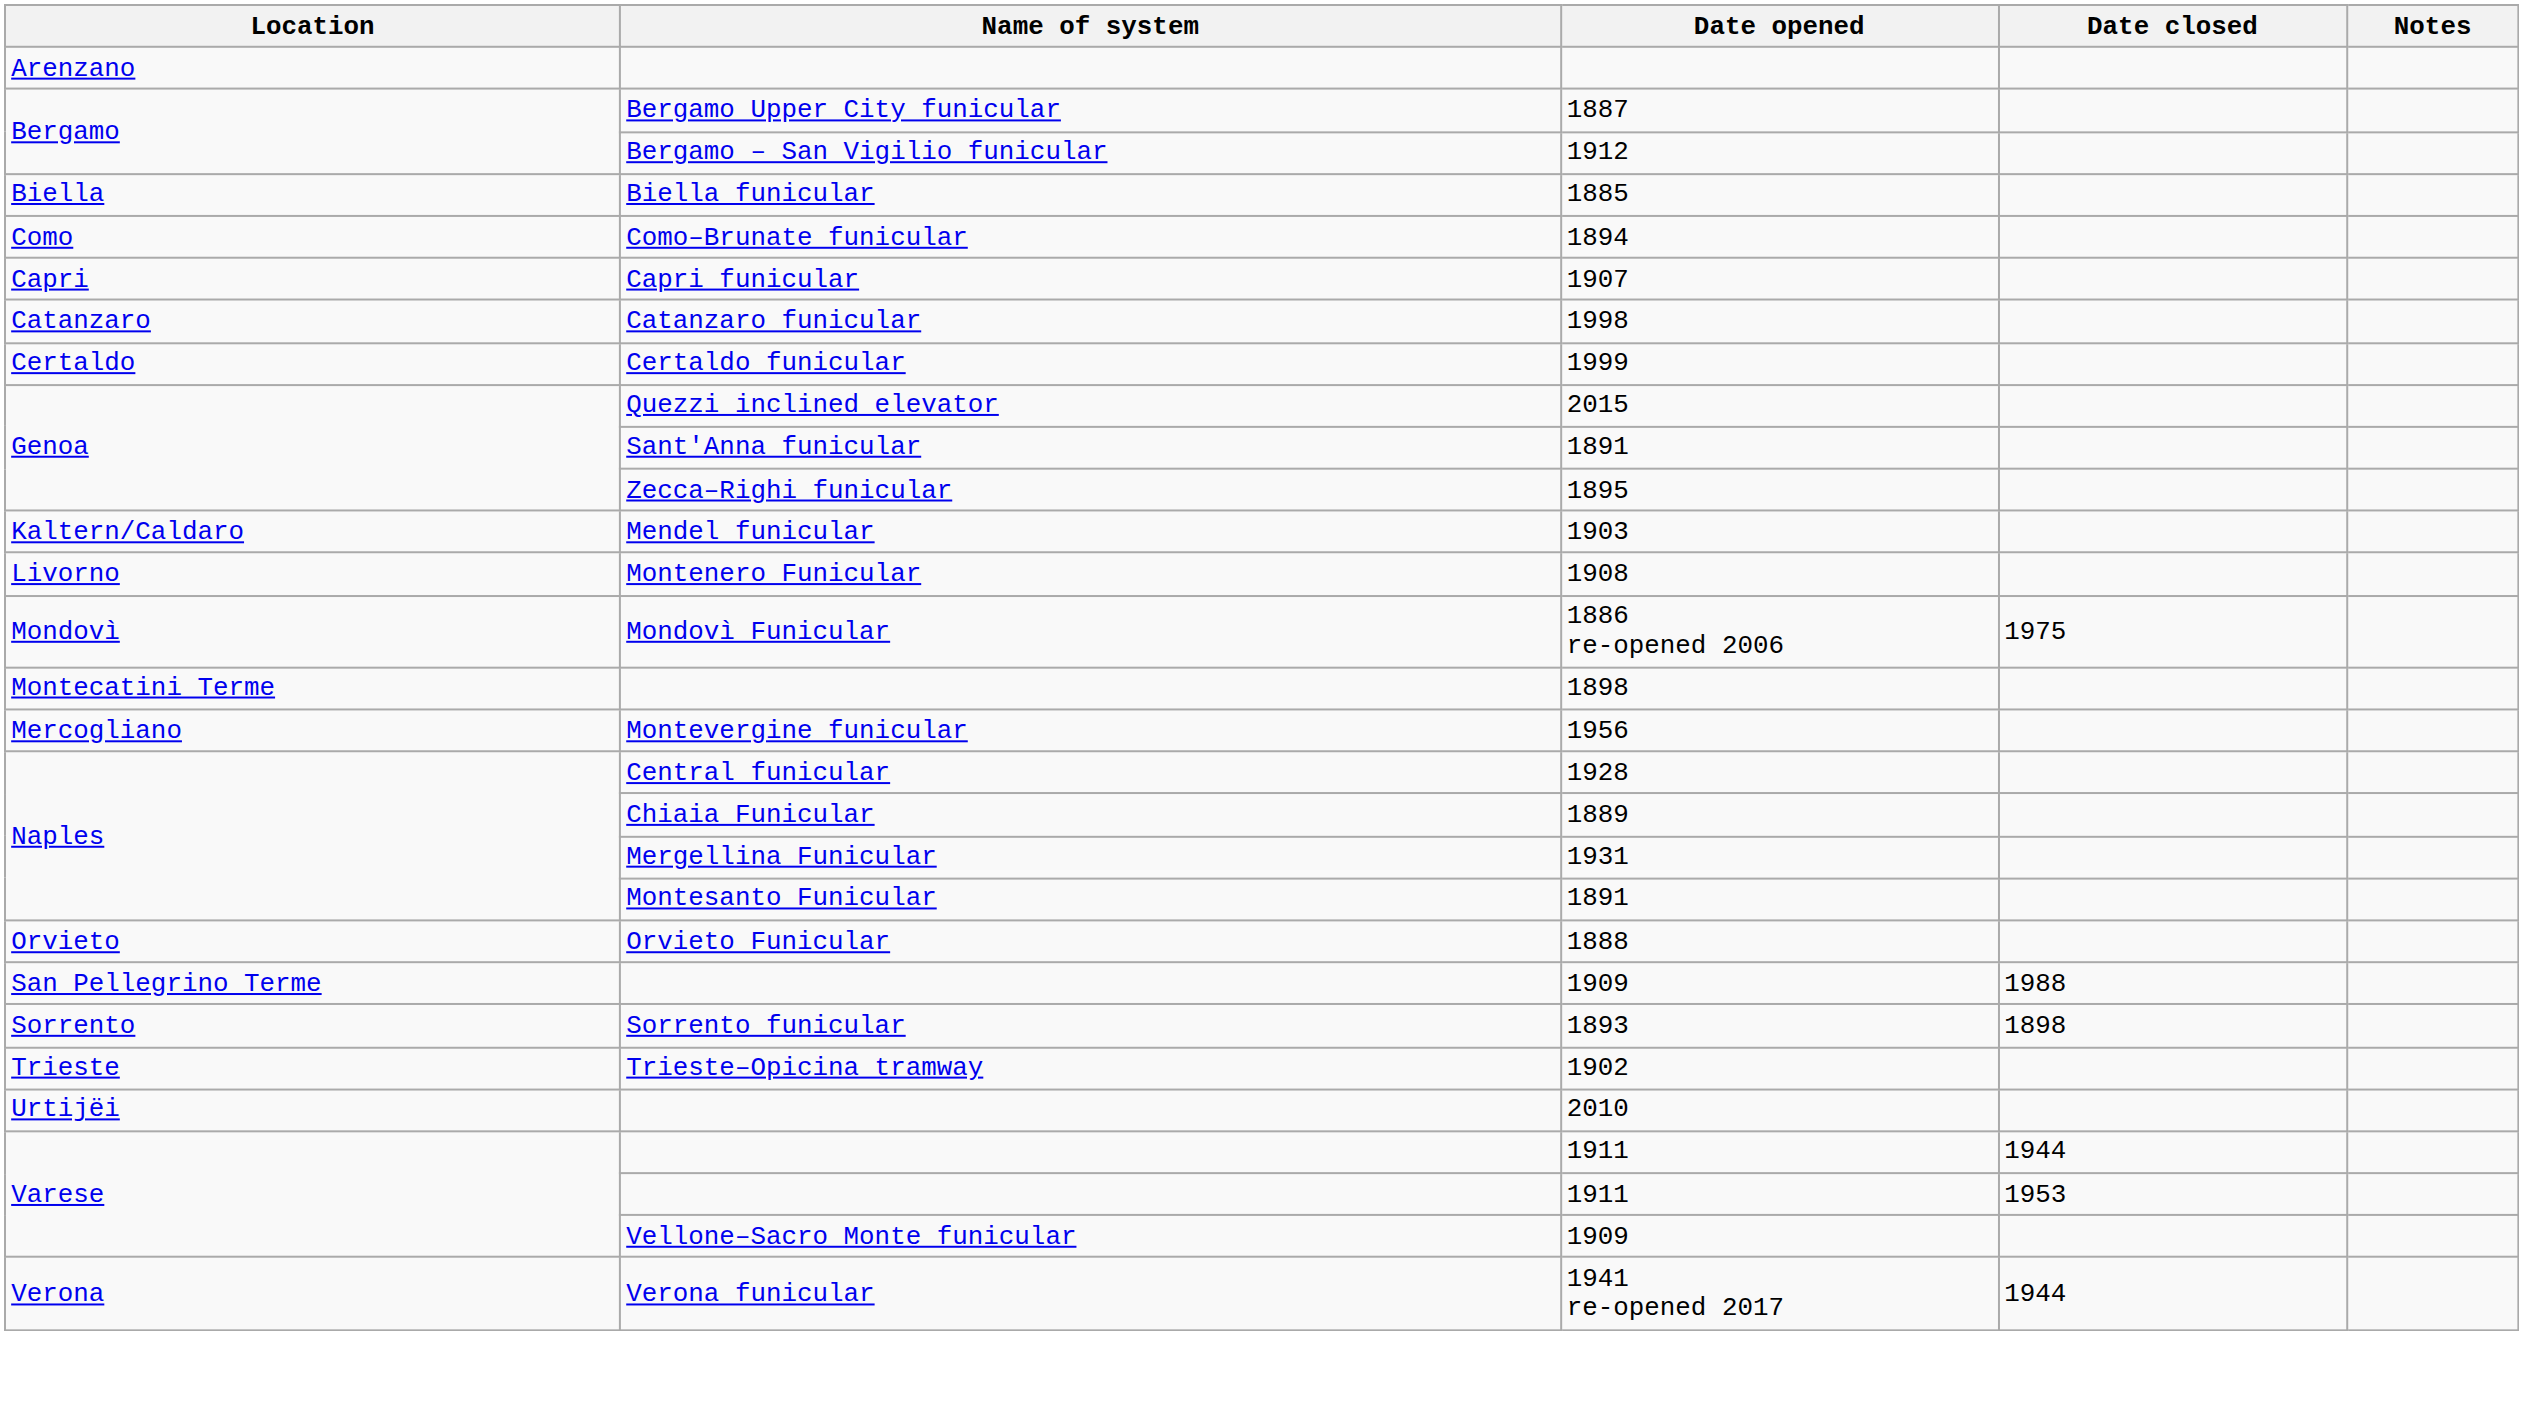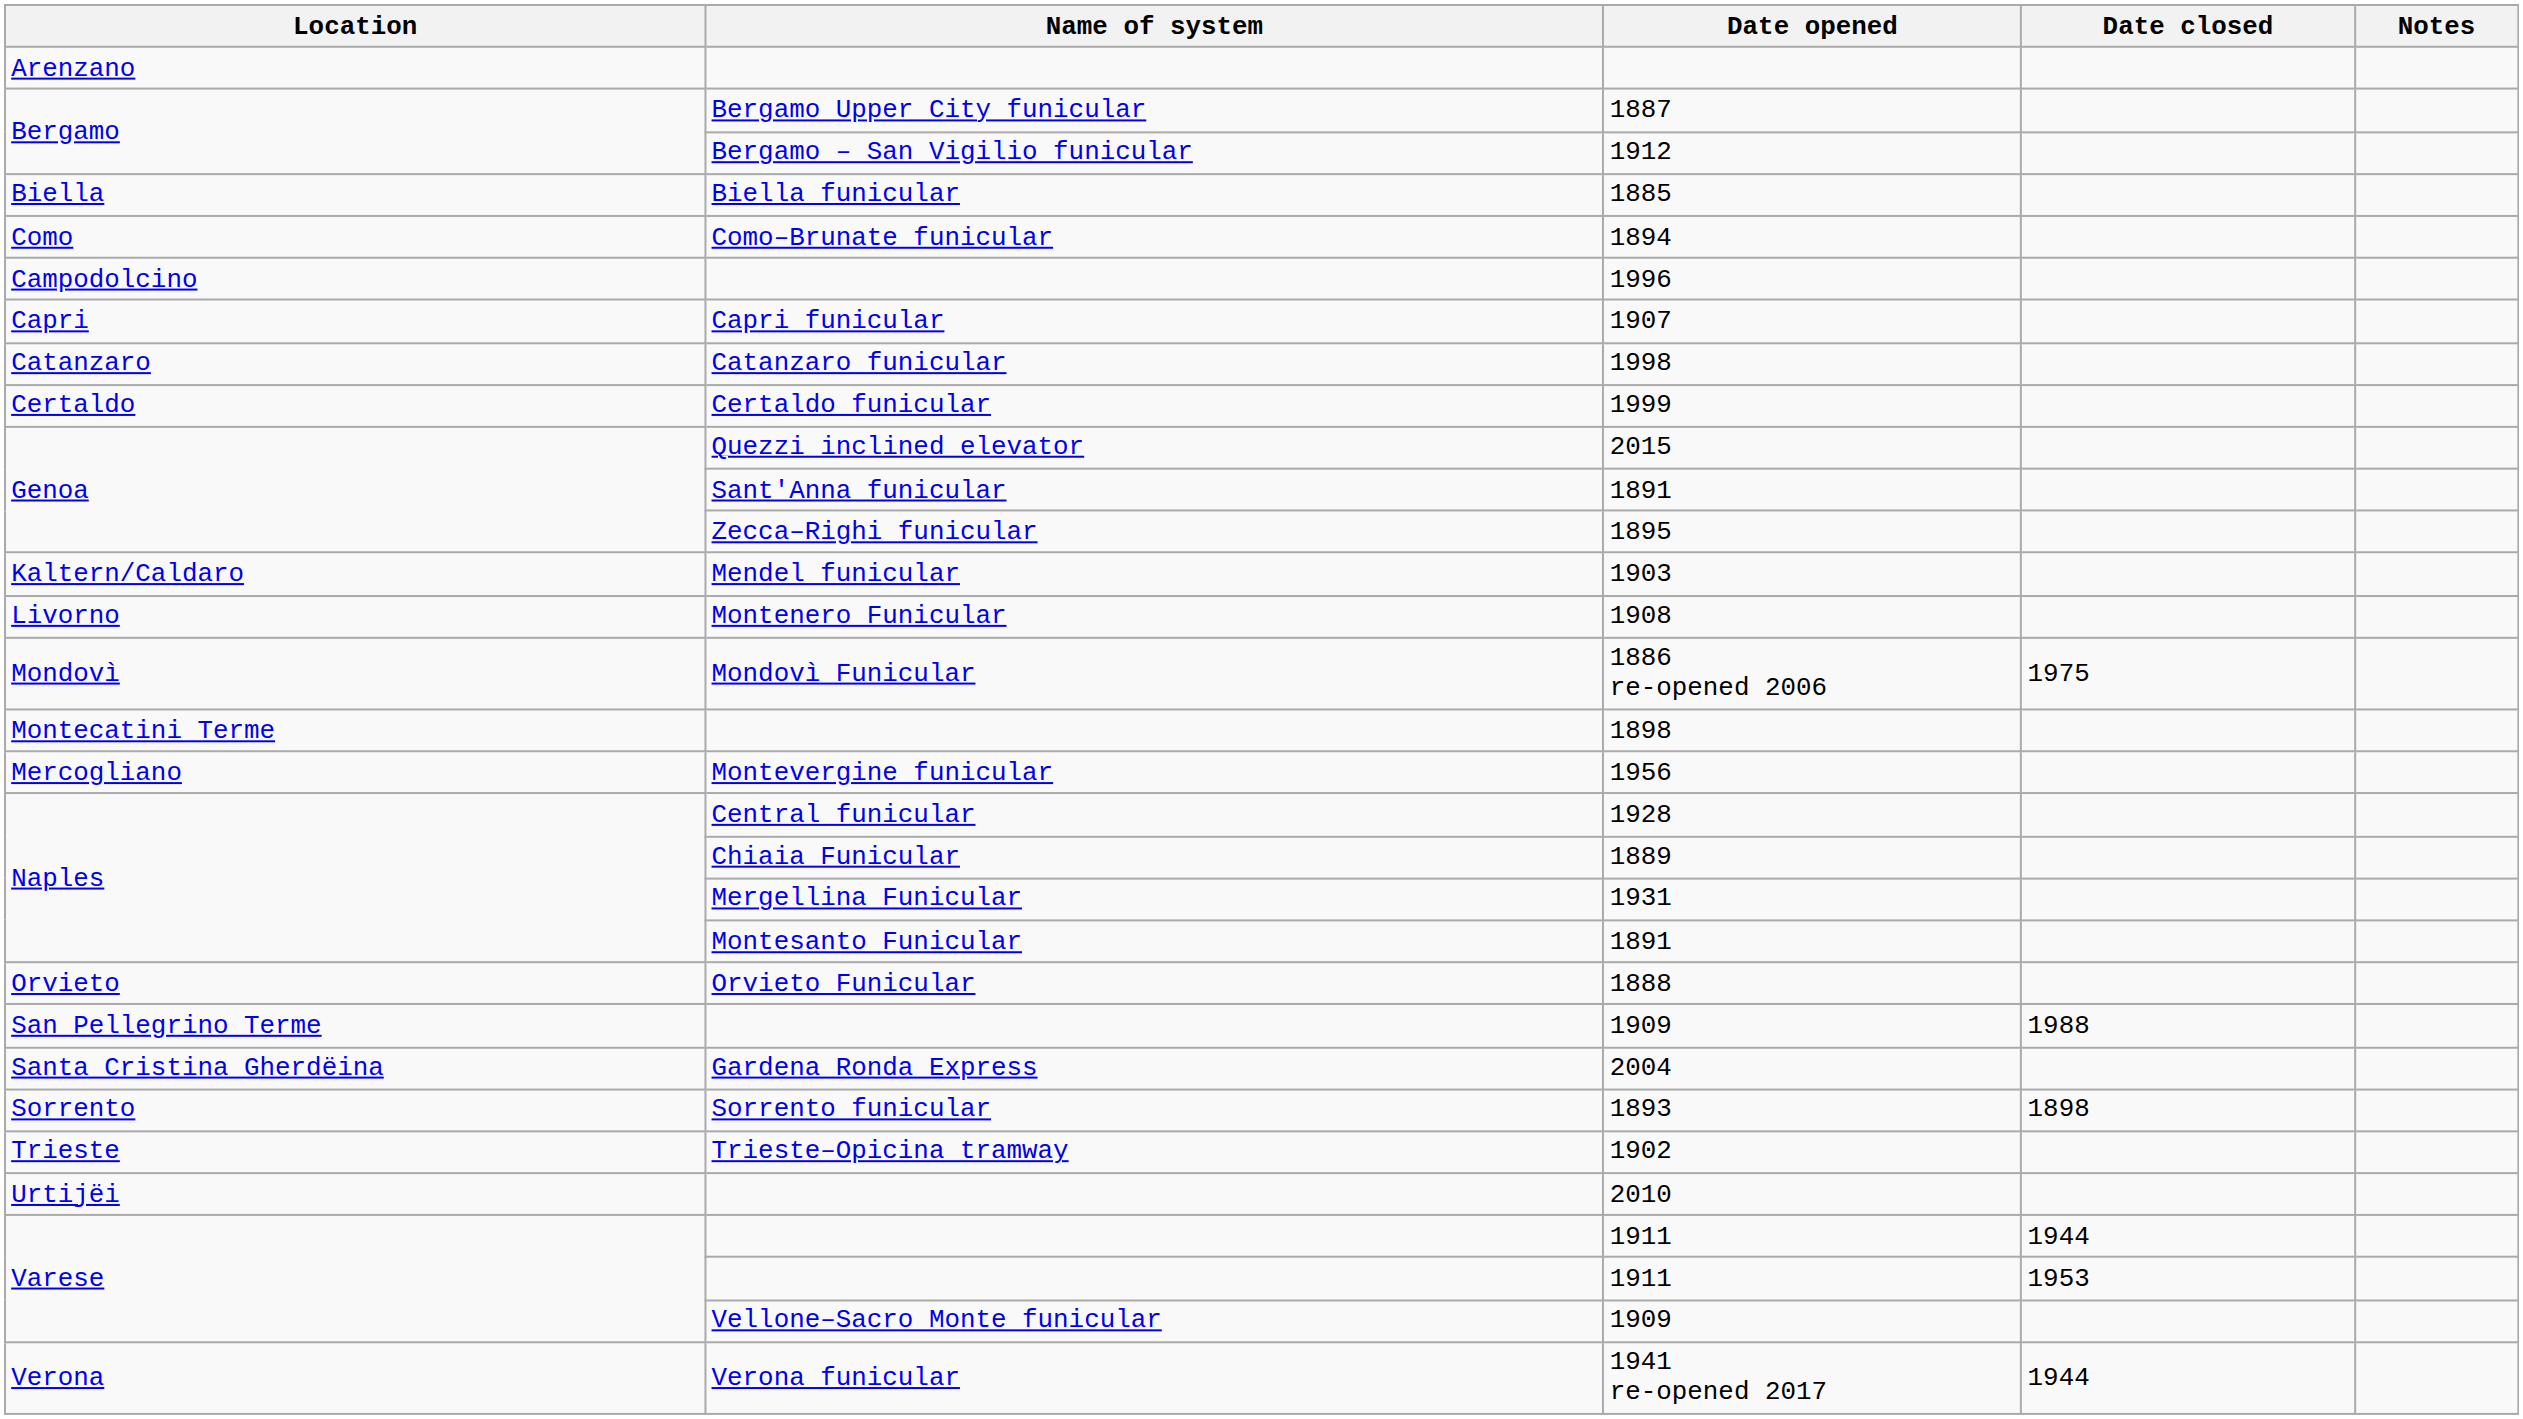+ row: (1154, 279)
+ row: (875, 1068)
